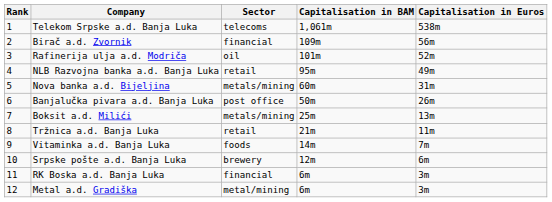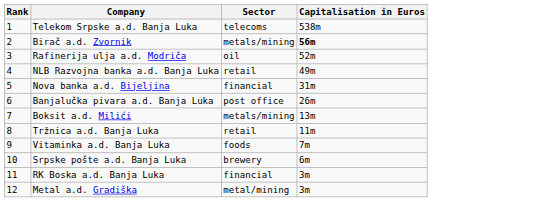- column: (356, 12)
(248, 41) financial -> (259, 41) metals/mining
(427, 41) normal -> (307, 41) bold
(259, 86) metals/mining -> (248, 86) financial
